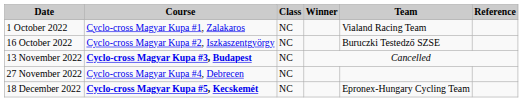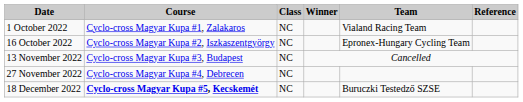(391, 43) Buruczki Testedző SZSE -> (406, 43) Epronex-Hungary Cycling Team
(169, 58) bold -> (165, 58) normal
(406, 89) Epronex-Hungary Cycling Team -> (391, 89) Buruczki Testedző SZSE
